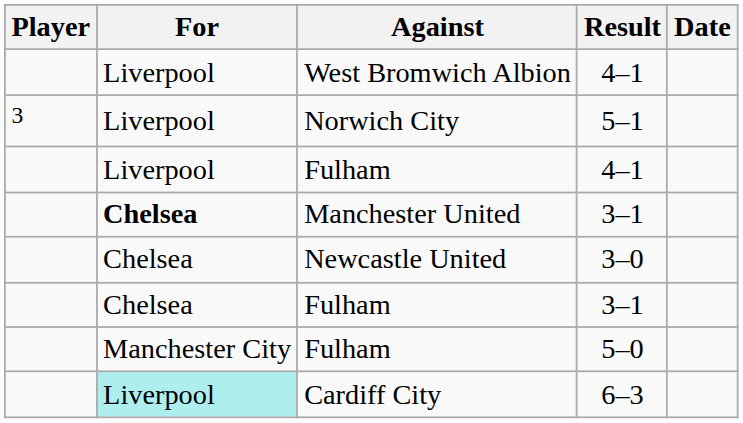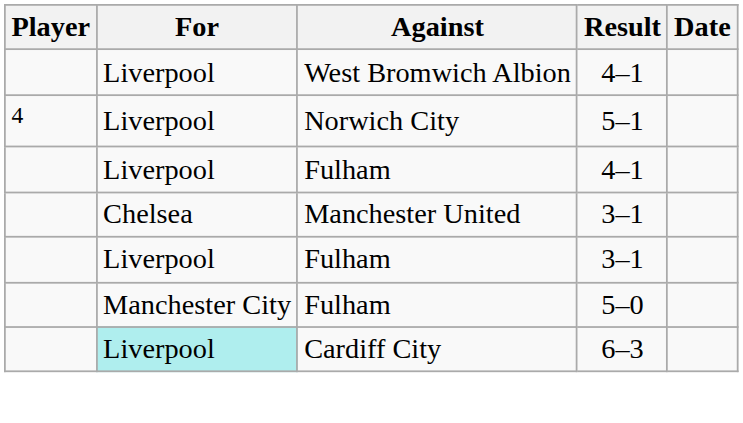(17, 115) 3 -> (17, 115) 4
(150, 214) bold -> (148, 214) normal
- row: (405, 259)
(148, 304) Chelsea -> (159, 259) Liverpool
